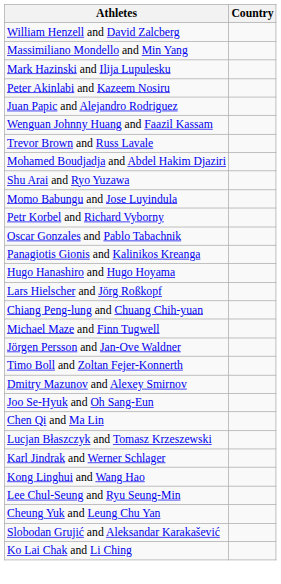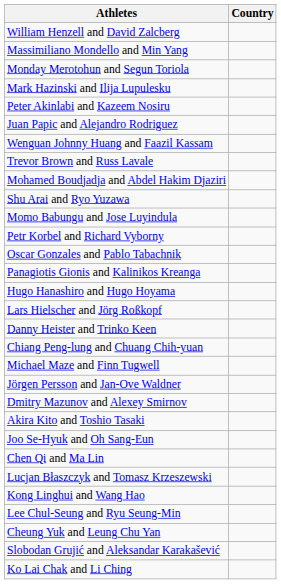+ row: (98, 69)
+ row: (82, 328)
- row: (95, 365)
+ row: (76, 421)
- row: (86, 458)
